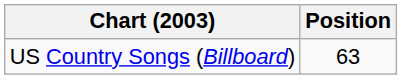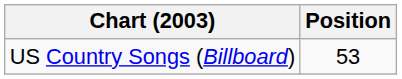(348, 56) 63 -> (348, 56) 53
